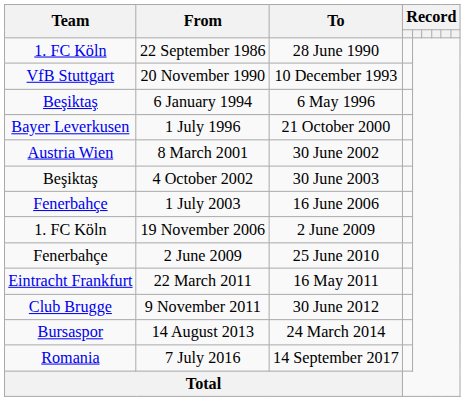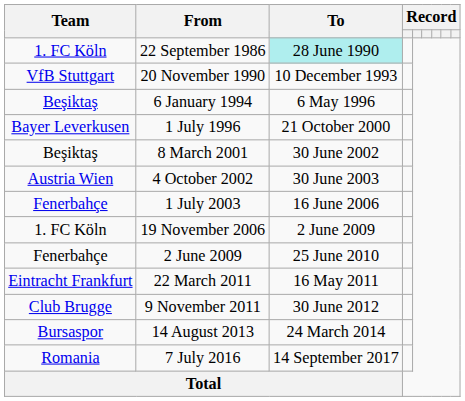(336, 50) no background -> (336, 50) paleturquoise background
(70, 152) Austria Wien -> (70, 152) Beşiktaş
(70, 178) Beşiktaş -> (70, 178) Austria Wien
